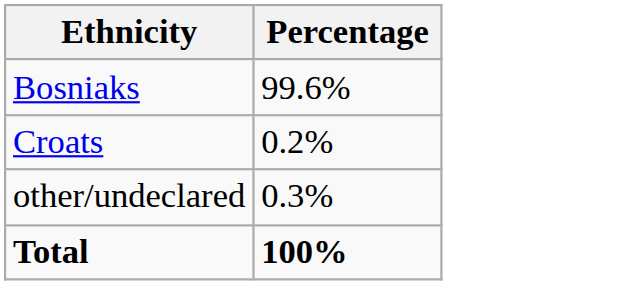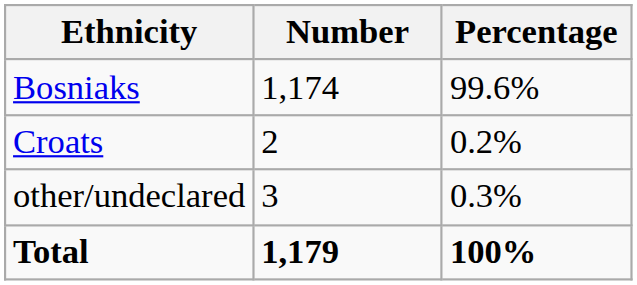+ column: (348, 31)
